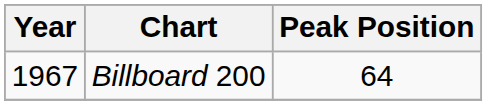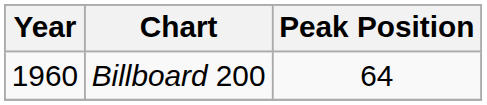(45, 75) 1967 -> (45, 75) 1960
